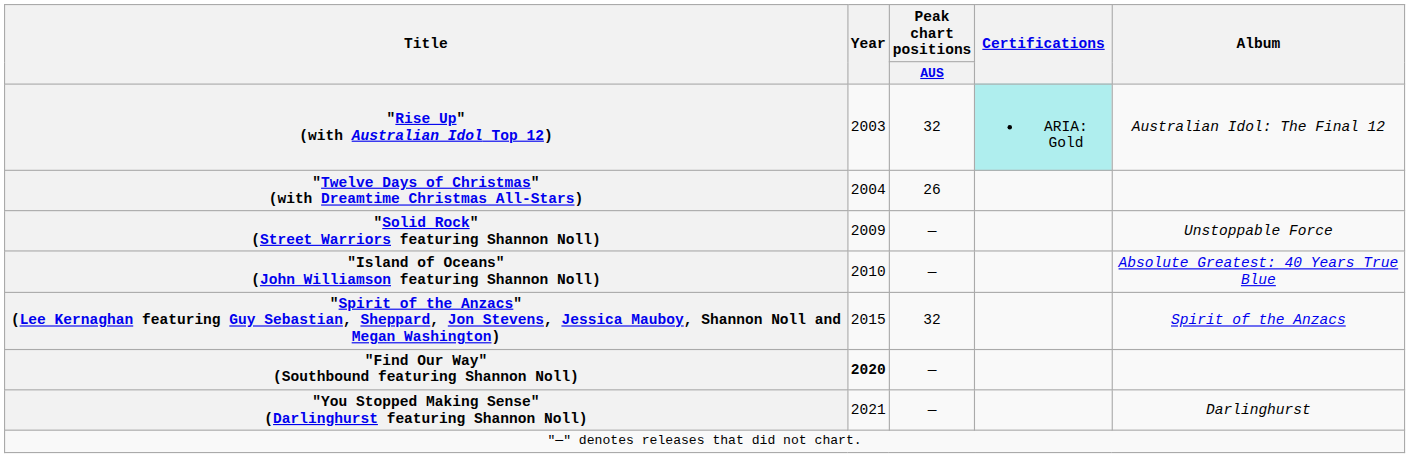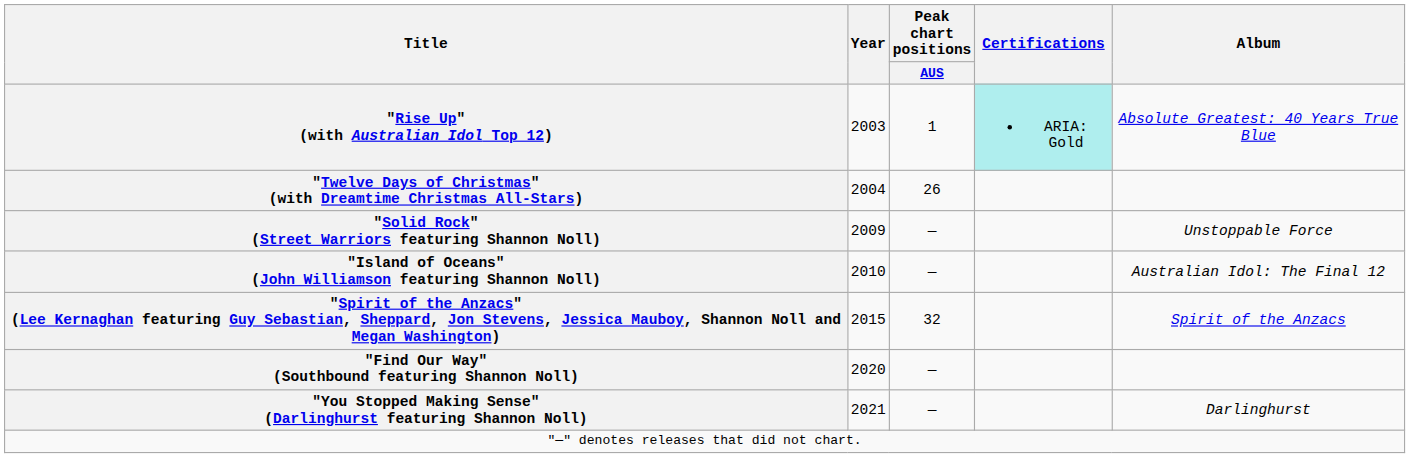(932, 127) 32 -> (932, 127) 1
(1258, 127) Australian Idol: The Final 12 -> (1258, 127) Absolute Greatest: 40 Years True Blue
(1258, 272) Absolute Greatest: 40 Years True Blue -> (1258, 272) Australian Idol: The Final 12
(868, 370) bold -> (868, 370) normal
